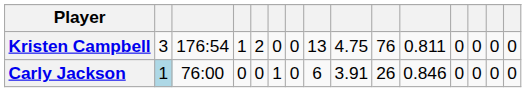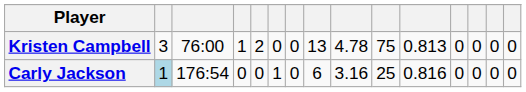(203, 45) 176:54 -> (203, 45) 76:00
(351, 45) 4.75 -> (351, 45) 4.78
(386, 45) 76 -> (386, 45) 75
(425, 45) 0.811 -> (425, 45) 0.813
(203, 73) 76:00 -> (203, 73) 176:54
(351, 73) 3.91 -> (351, 73) 3.16
(386, 73) 26 -> (386, 73) 25
(425, 73) 0.846 -> (425, 73) 0.816
